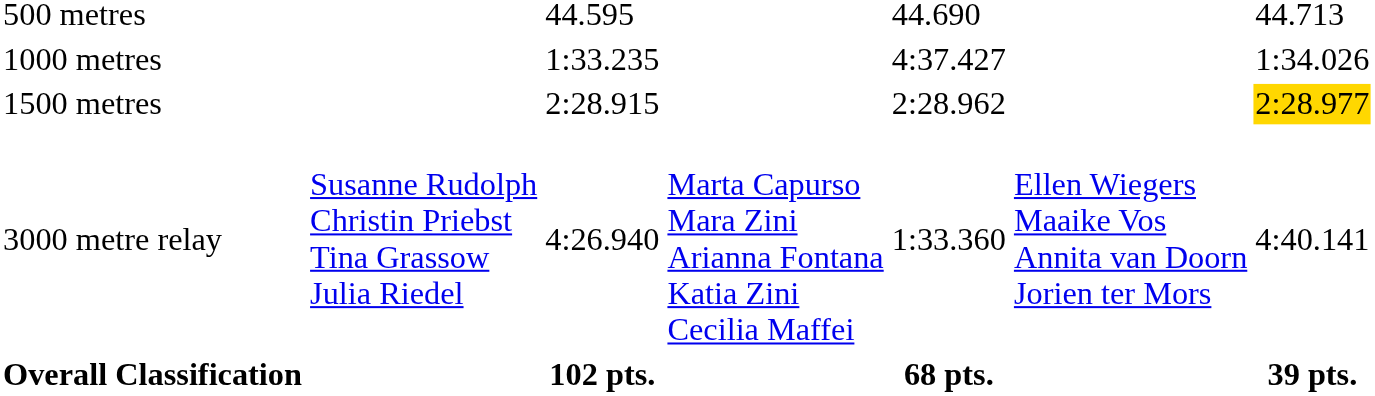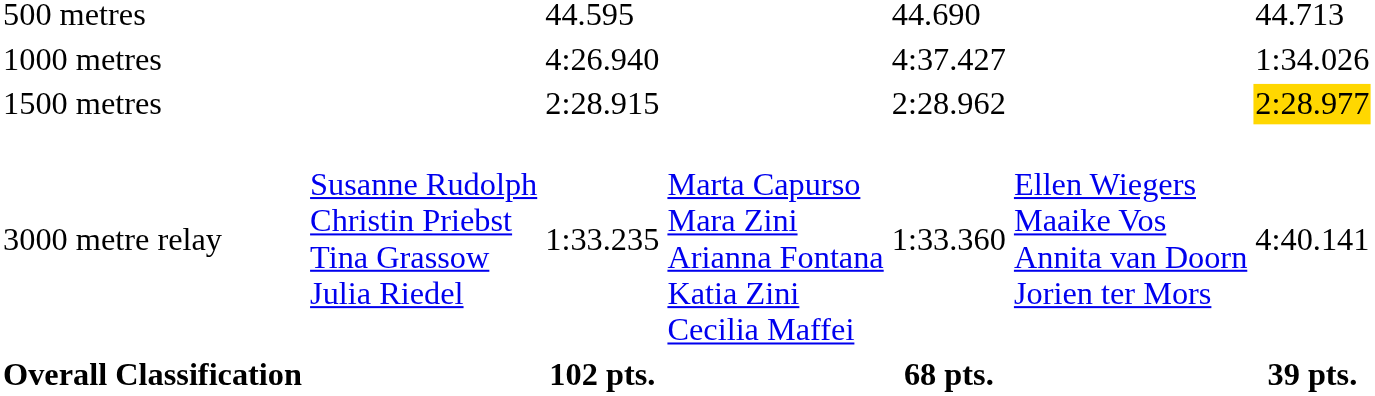(602, 59) 1:33.235 -> (602, 59) 4:26.940
(602, 238) 4:26.940 -> (602, 238) 1:33.235
